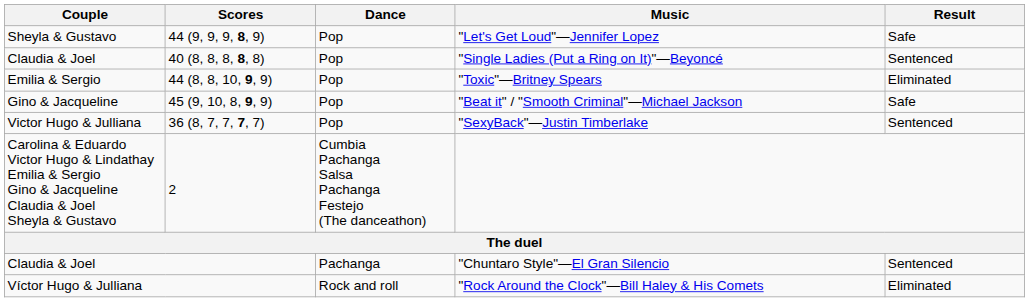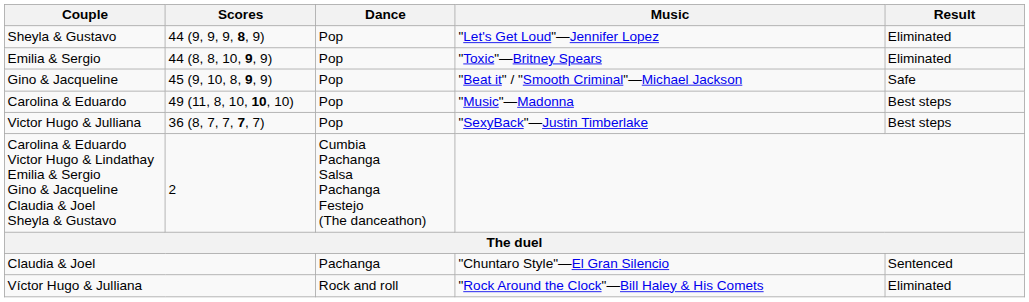(902, 36) Safe -> (920, 36) Eliminated
- row: (591, 58)
+ row: (516, 101)
(920, 123) Sentenced -> (920, 123) Best steps
